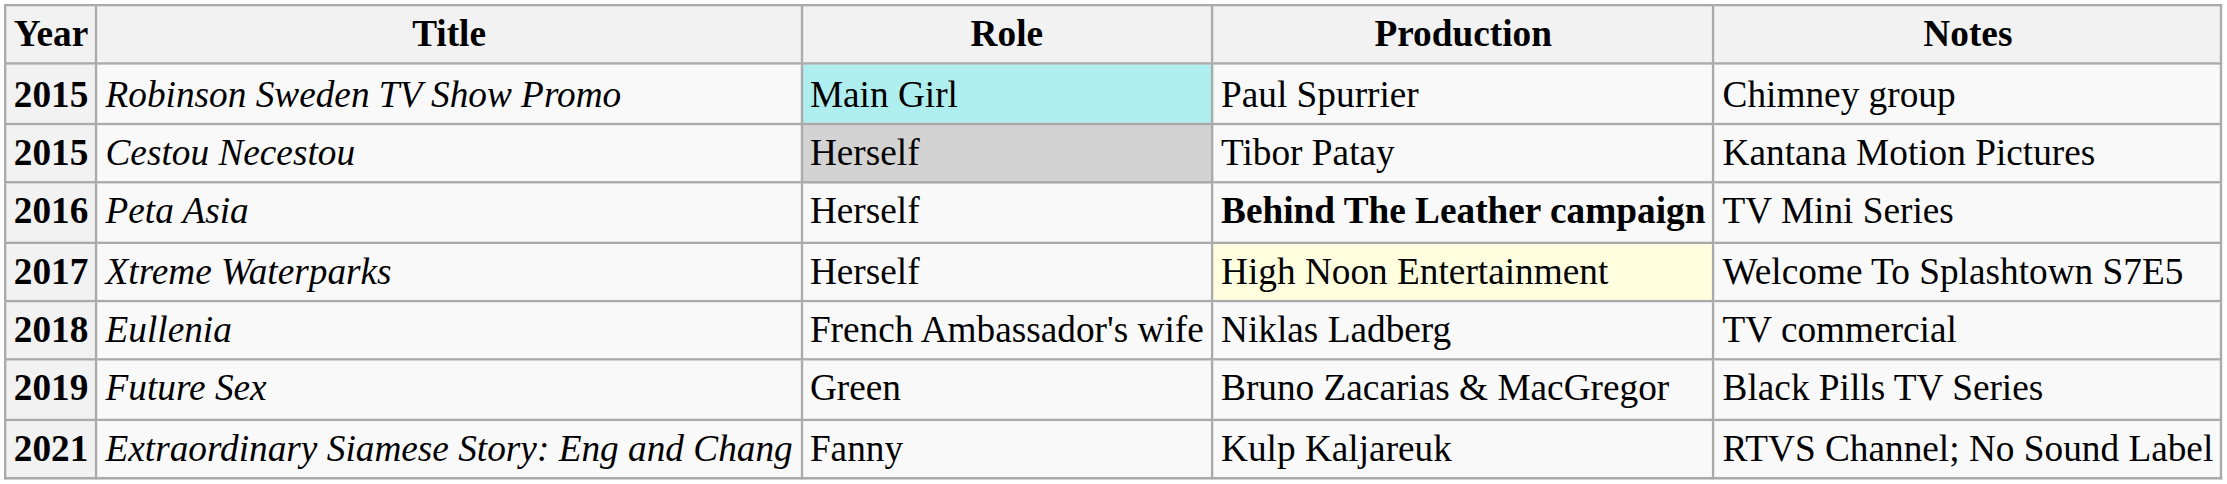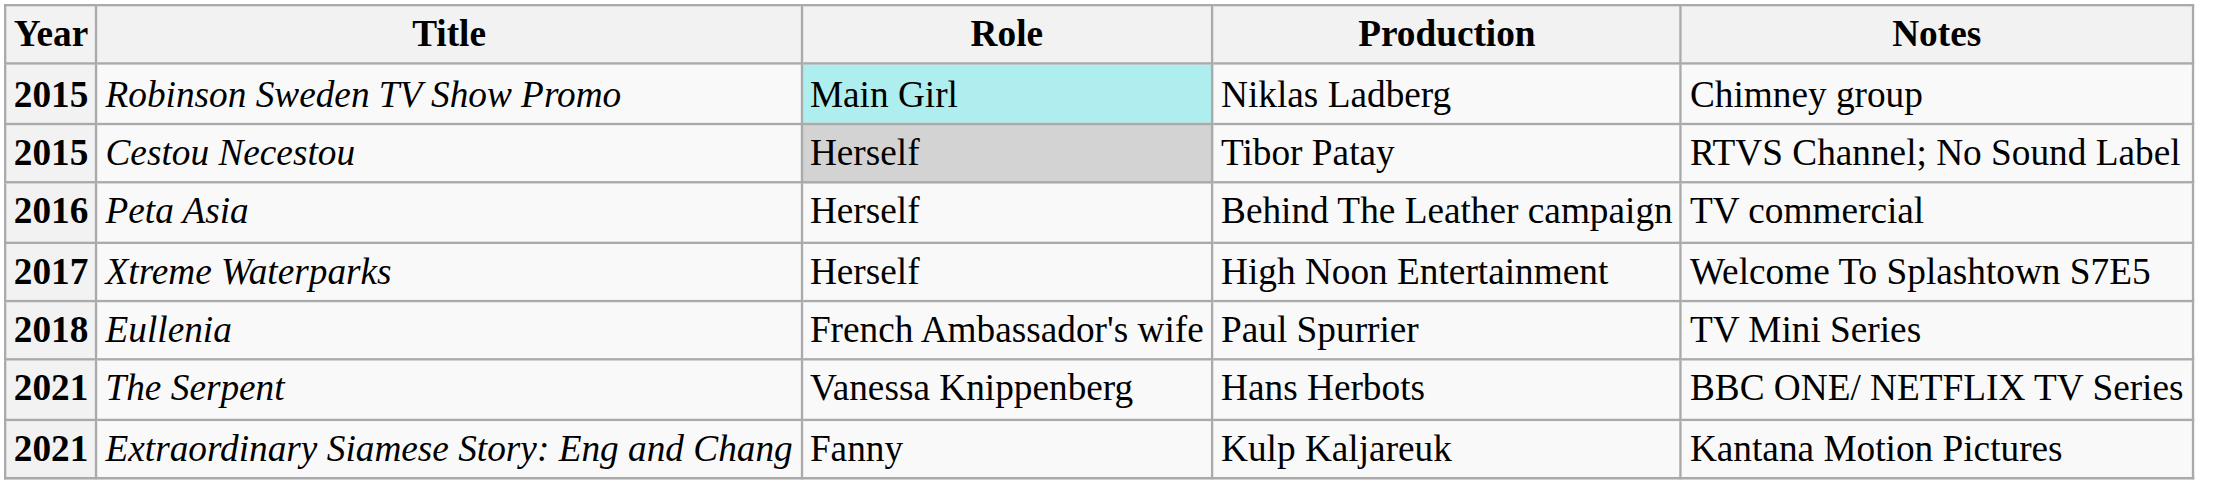(1320, 93) Paul Spurrier -> (1336, 93) Niklas Ladberg
(1909, 152) Kantana Motion Pictures -> (1935, 152) RTVS Channel; No Sound Label
(1463, 211) bold -> (1447, 211) normal
(1838, 211) TV Mini Series -> (1807, 211) TV commercial
(1415, 270) lightyellow background -> (1415, 270) no background
(1336, 329) Niklas Ladberg -> (1320, 329) Paul Spurrier
(1840, 329) TV commercial -> (1806, 329) TV Mini Series
- row: (186, 388)
+ row: (195, 388)
(1968, 447) RTVS Channel; No Sound Label -> (1876, 447) Kantana Motion Pictures
